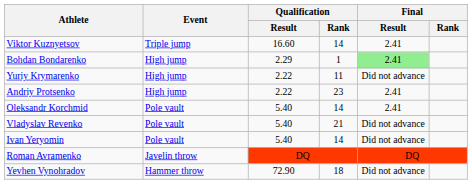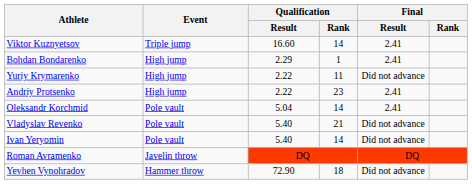(393, 60) lightgreen background -> (393, 60) no background
(284, 108) 5.40 -> (284, 108) 5.04
